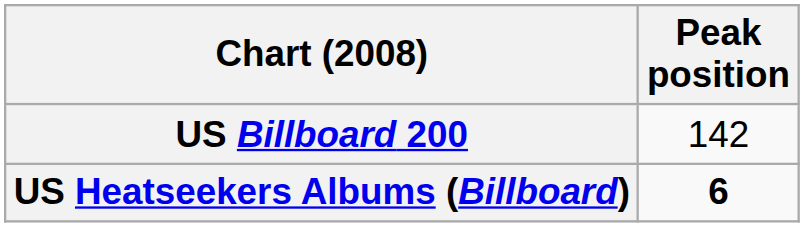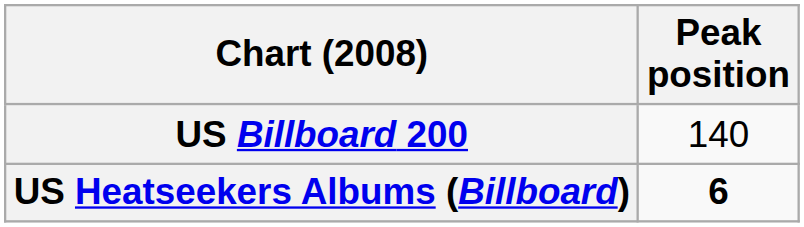(718, 133) 142 -> (718, 133) 140
